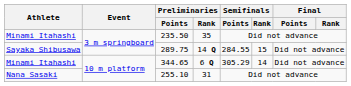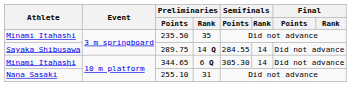(262, 49) 15 -> (262, 49) 14
(236, 62) 305.29 -> (236, 62) 305.30
